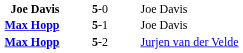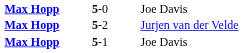(35, 9) Joe Davis -> (32, 9) Max Hopp
rows swapped: (100, 42) <-> (100, 25)
